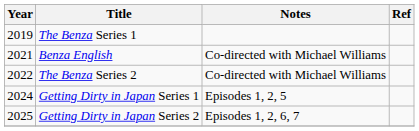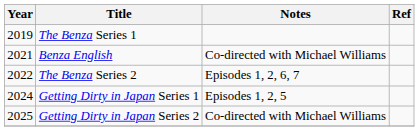(296, 75) Co-directed with Michael Williams -> (252, 75) Episodes 1, 2, 6, 7
(252, 116) Episodes 1, 2, 6, 7 -> (296, 116) Co-directed with Michael Williams
